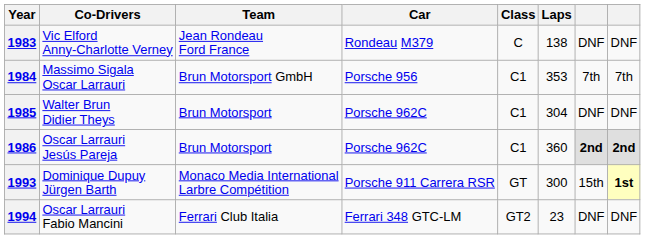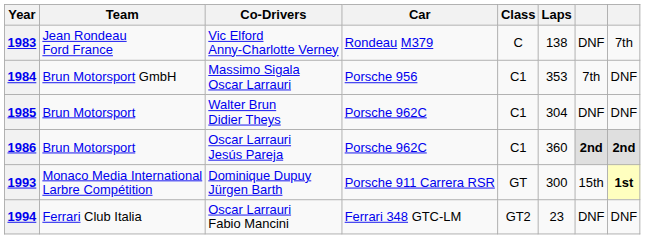columns swapped: (259, 15) <-> (108, 15)
(624, 43) DNF -> (624, 43) 7th
(624, 78) 7th -> (624, 78) DNF
